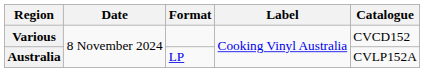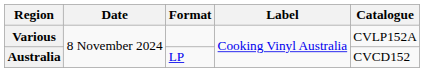(382, 36) CVCD152 -> (385, 36) CVLP152A
(385, 57) CVLP152A -> (382, 57) CVCD152
